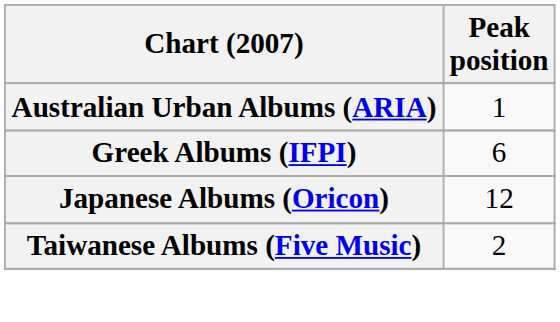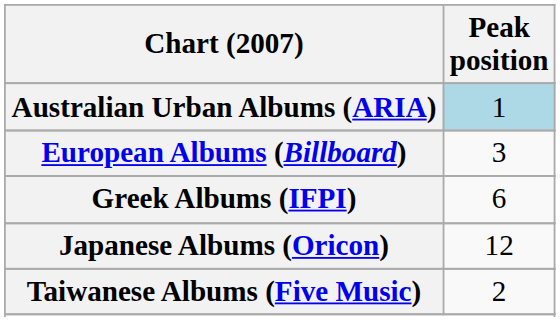(499, 106) no background -> (499, 106) lightblue background
+ row: (224, 152)
